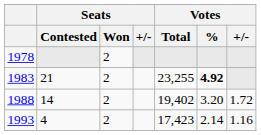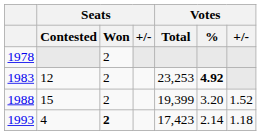(47, 78) 21 -> (47, 78) 12
(176, 78) 23,255 -> (176, 78) 23,253
(47, 99) 14 -> (47, 99) 15
(176, 99) 19,402 -> (176, 99) 19,399
(241, 99) 1.72 -> (241, 99) 1.52
(106, 120) normal -> (106, 120) bold
(241, 120) 1.16 -> (241, 120) 1.18
